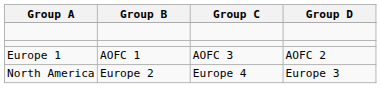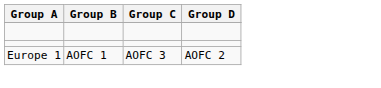- row: (51, 74)
